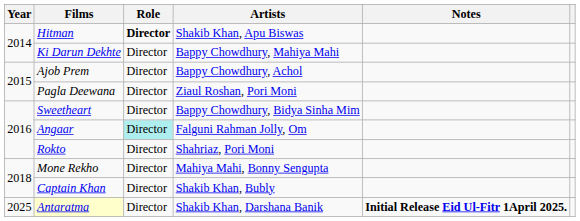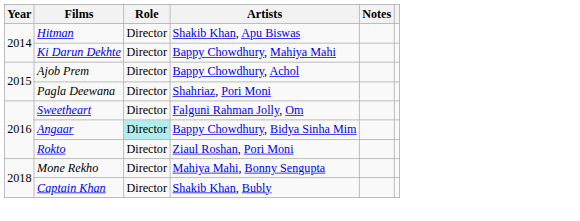(148, 33) bold -> (147, 33) normal
(236, 91) Ziaul Roshan, Pori Moni -> (222, 91) Shahriaz, Pori Moni
(268, 110) Bappy Chowdhury, Bidya Sinha Mim -> (238, 110) Falguni Rahman Jolly, Om
(241, 129) Falguni Rahman Jolly, Om -> (265, 129) Bappy Chowdhury, Bidya Sinha Mim
(225, 149) Shahriaz, Pori Moni -> (233, 149) Ziaul Roshan, Pori Moni
- row: (63, 206)
